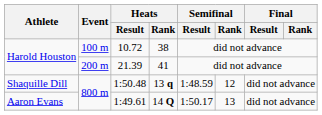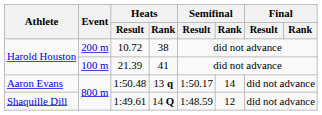(95, 48) 100 m -> (95, 48) 200 m
(95, 66) 200 m -> (95, 66) 100 m
(37, 84) Shaquille Dill -> (35, 84) Aaron Evans
(196, 84) 1:48.59 -> (196, 84) 1:50.17
(230, 84) 12 -> (230, 84) 14
(35, 101) Aaron Evans -> (37, 101) Shaquille Dill
(196, 101) 1:50.17 -> (196, 101) 1:48.59
(230, 101) 13 -> (230, 101) 12
